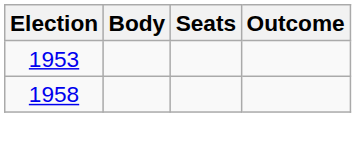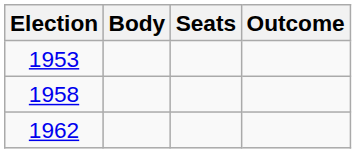+ row: (54, 130)
